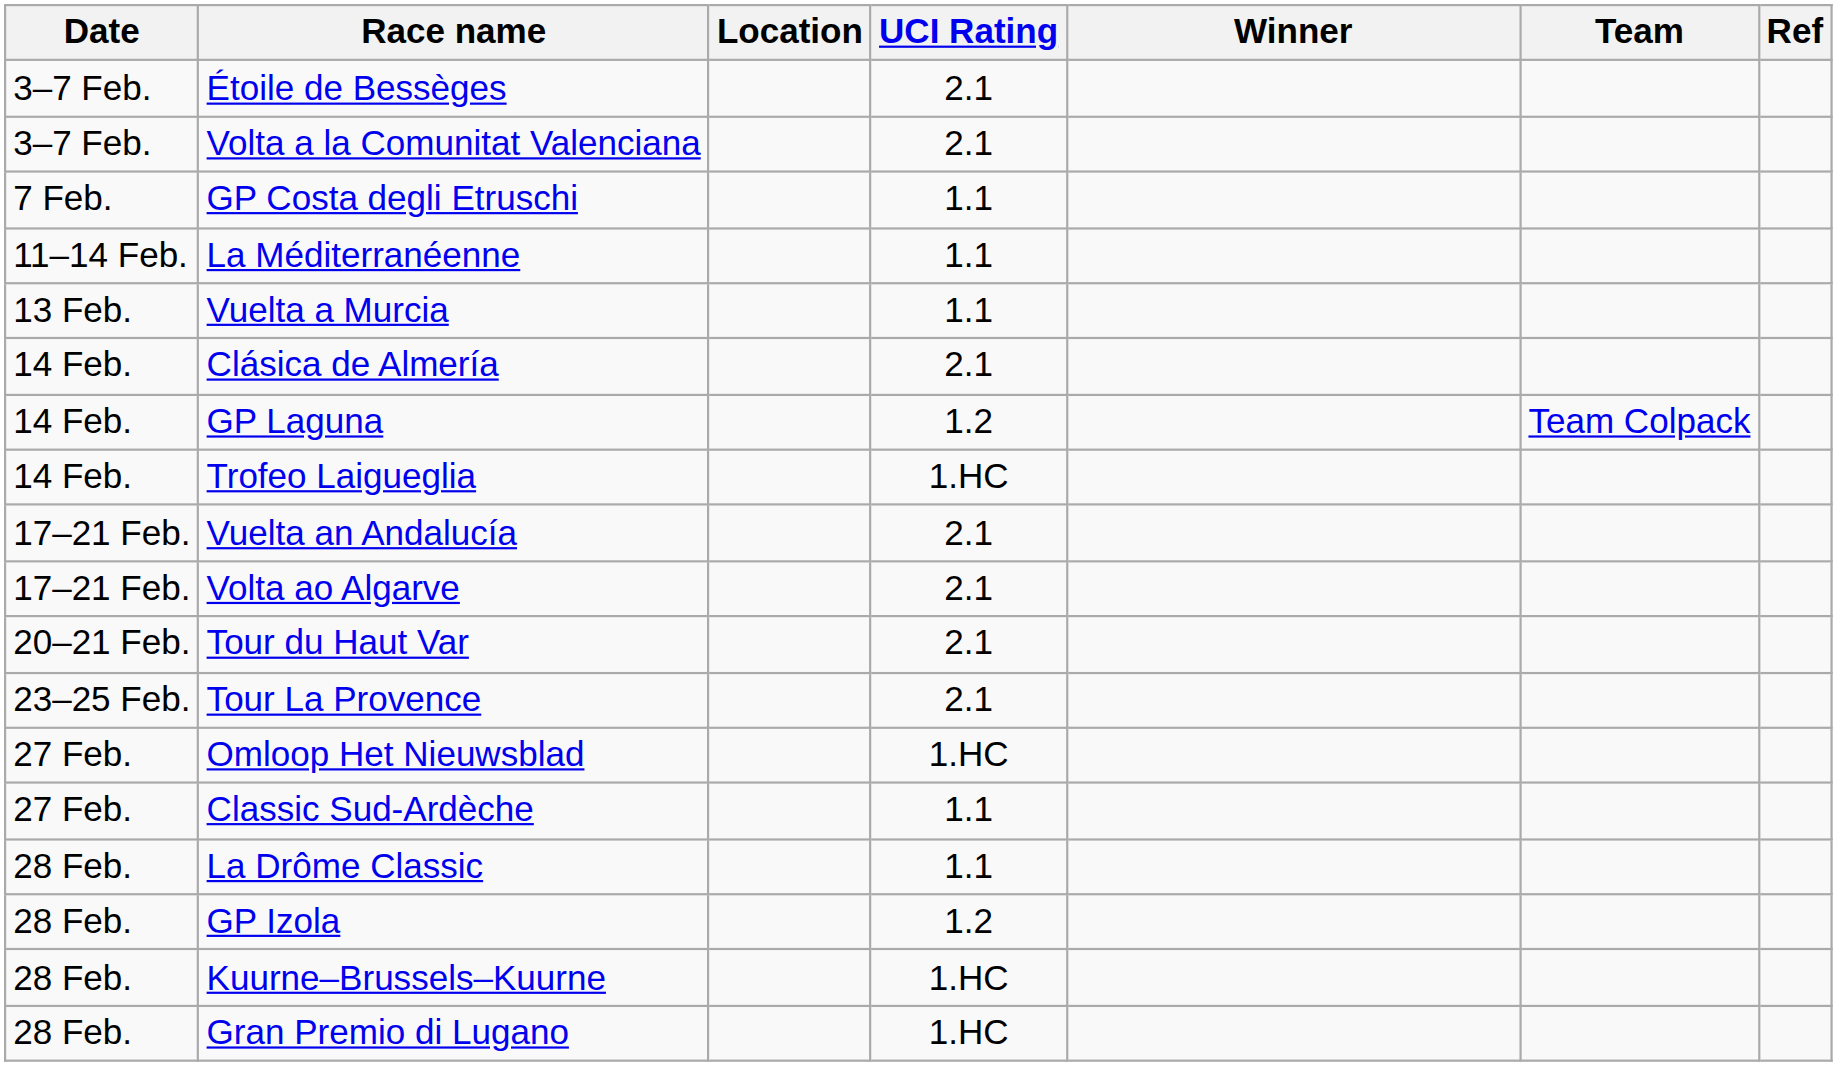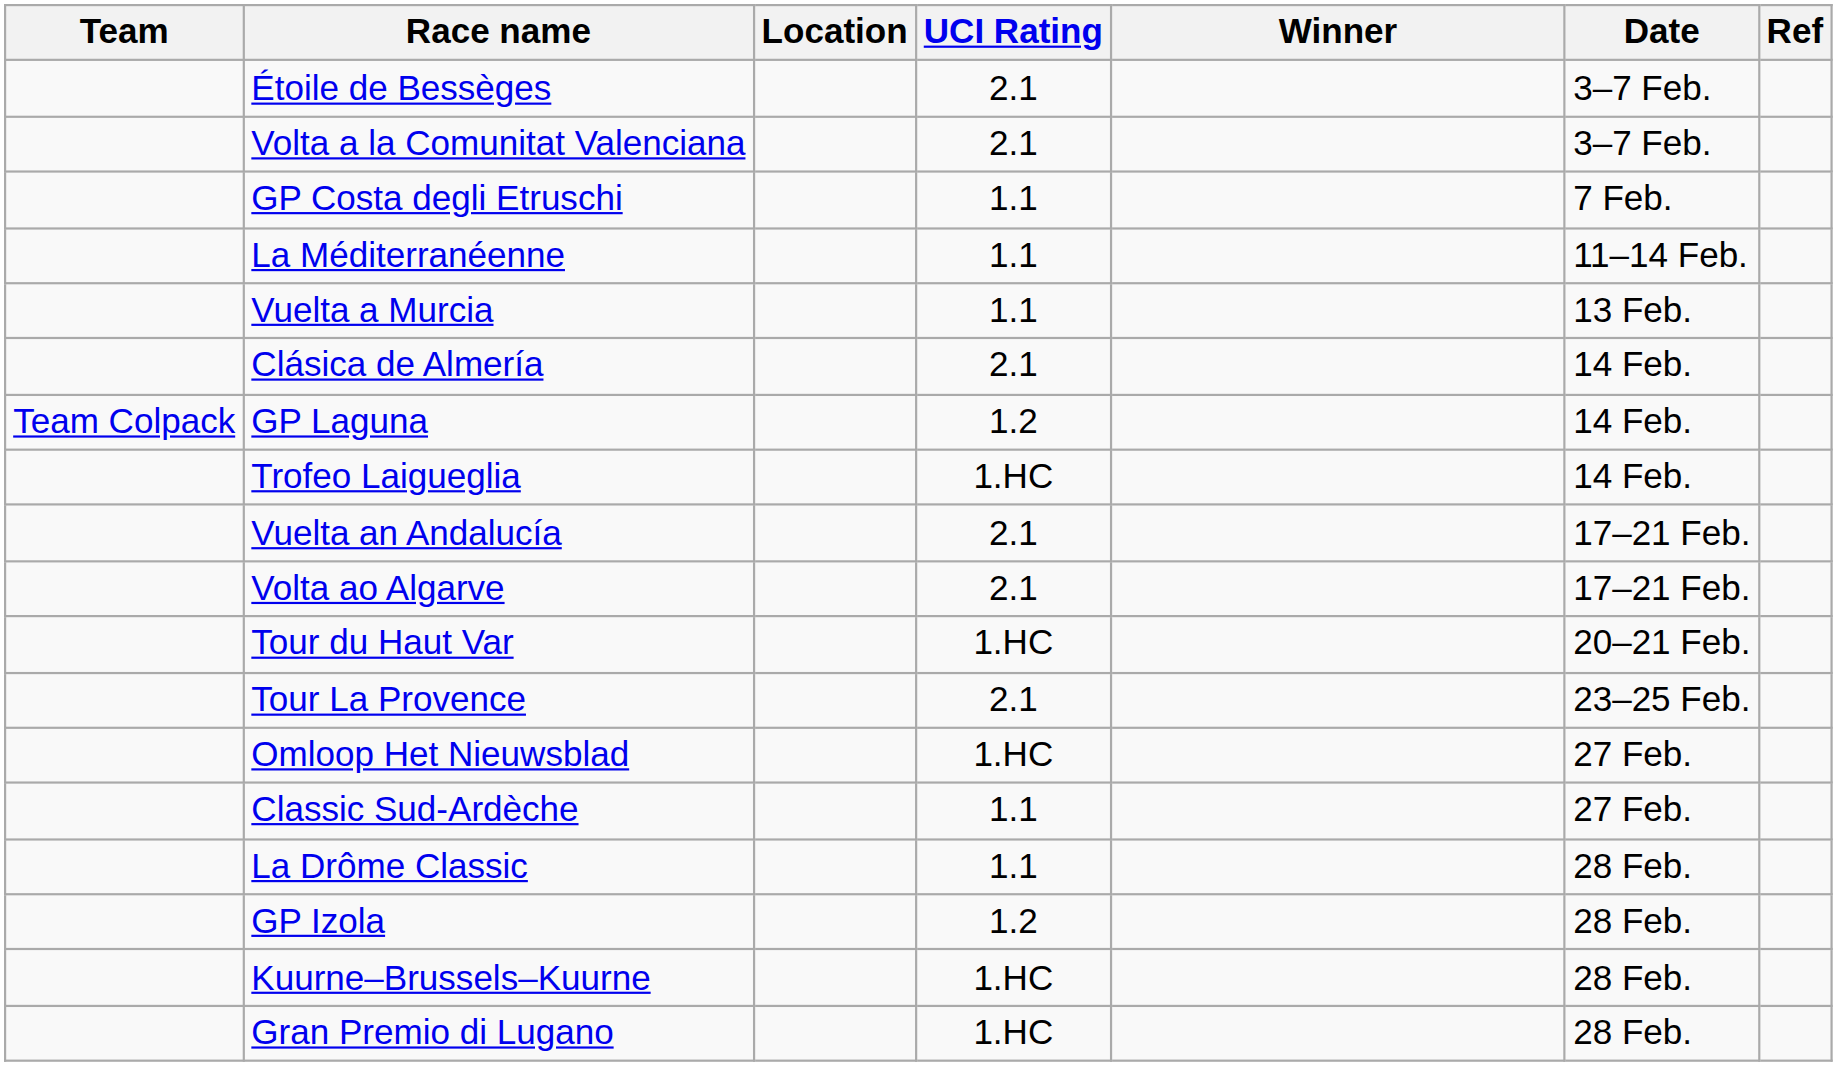columns swapped: (102, 32) <-> (1639, 32)
(969, 643) 2.1 -> (1013, 643) 1.HC
